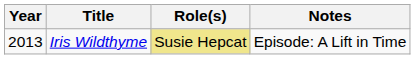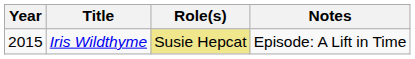(25, 41) 2013 -> (25, 41) 2015
